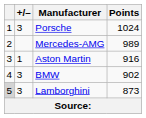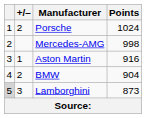(19, 28) 3 -> (19, 28) 2
(131, 44) 989 -> (131, 44) 998
(19, 75) 3 -> (19, 75) 2
(131, 75) 902 -> (131, 75) 904
